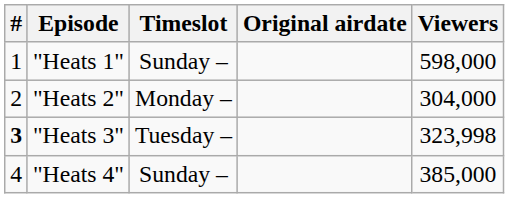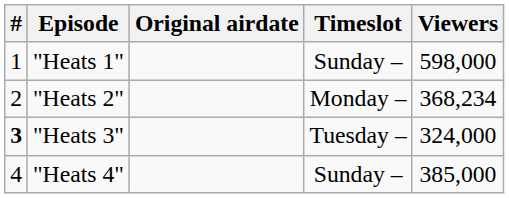columns swapped: (325, 23) <-> (183, 23)
(458, 98) 304,000 -> (458, 98) 368,234
(458, 135) 323,998 -> (458, 135) 324,000
